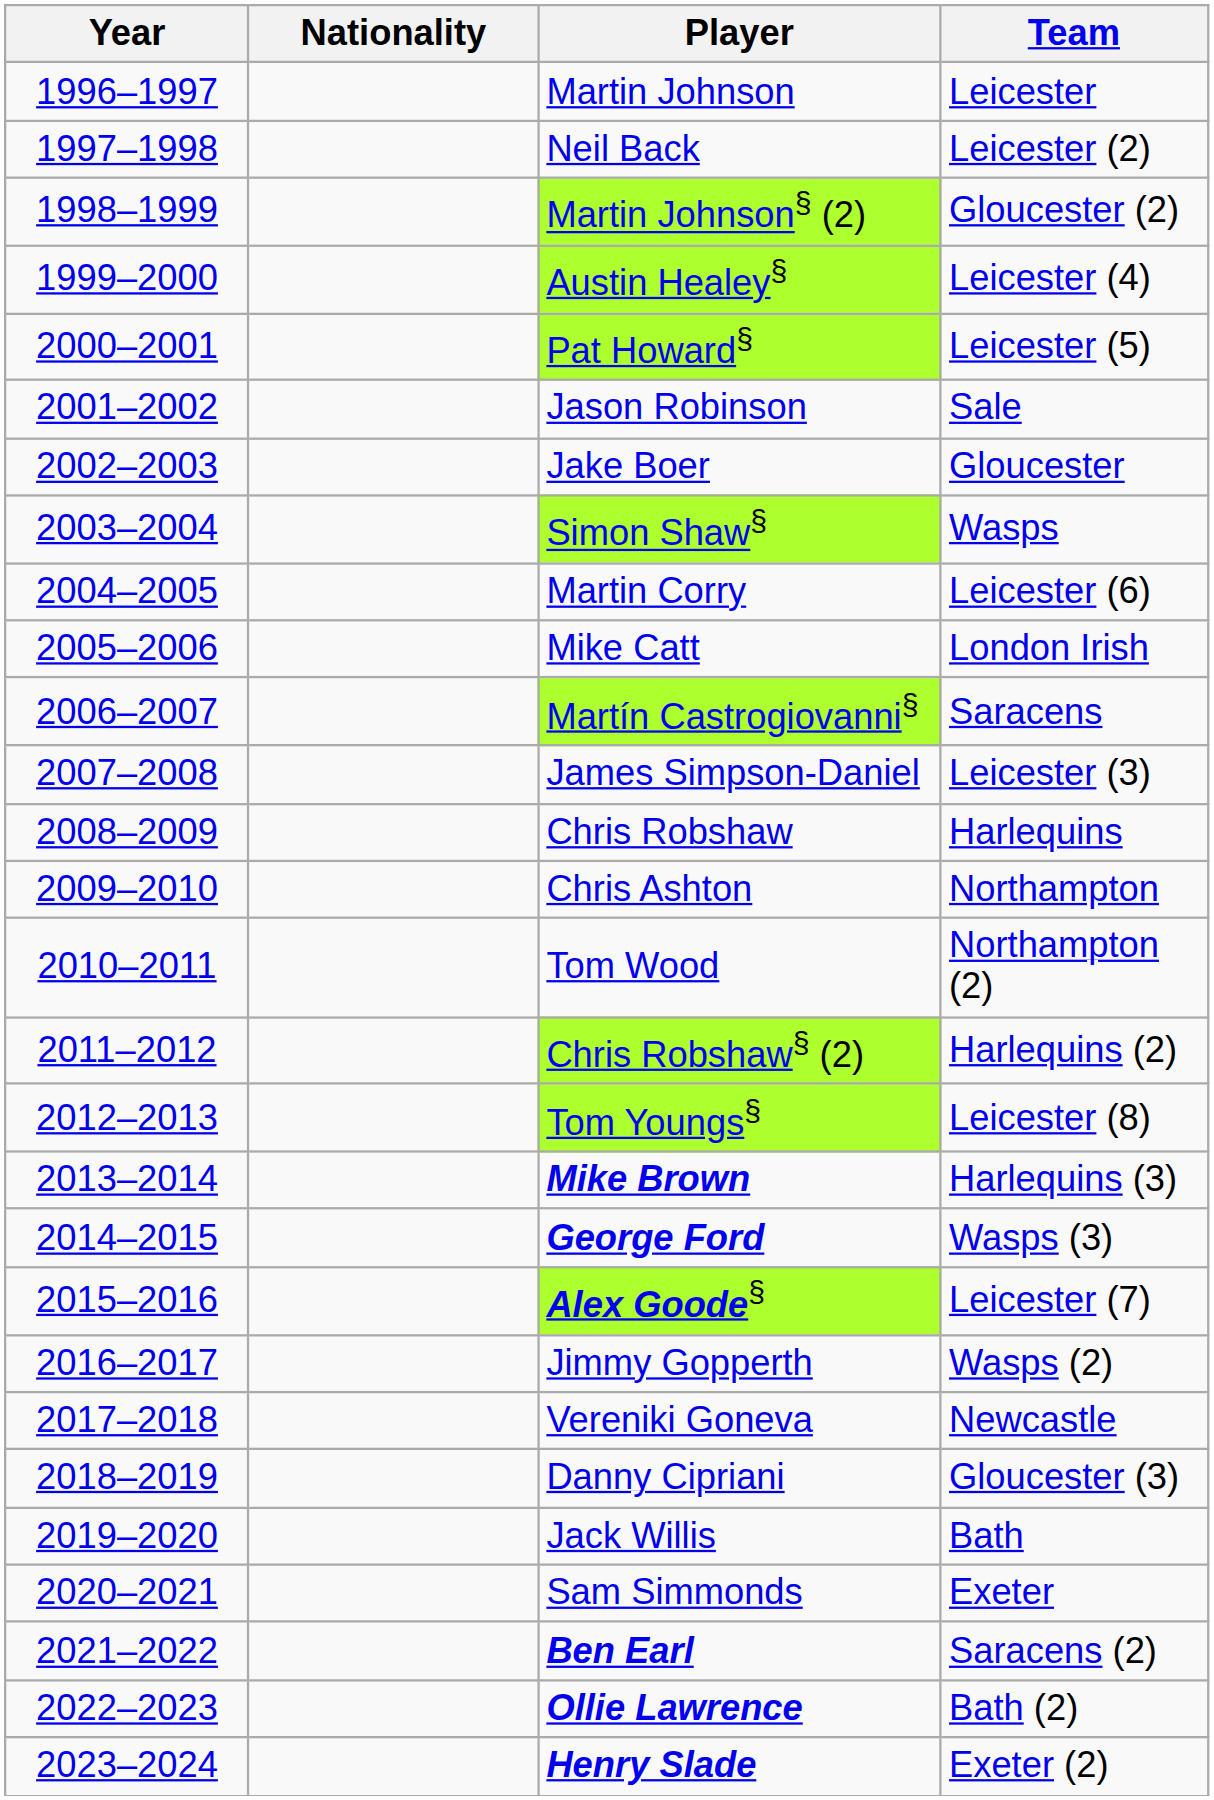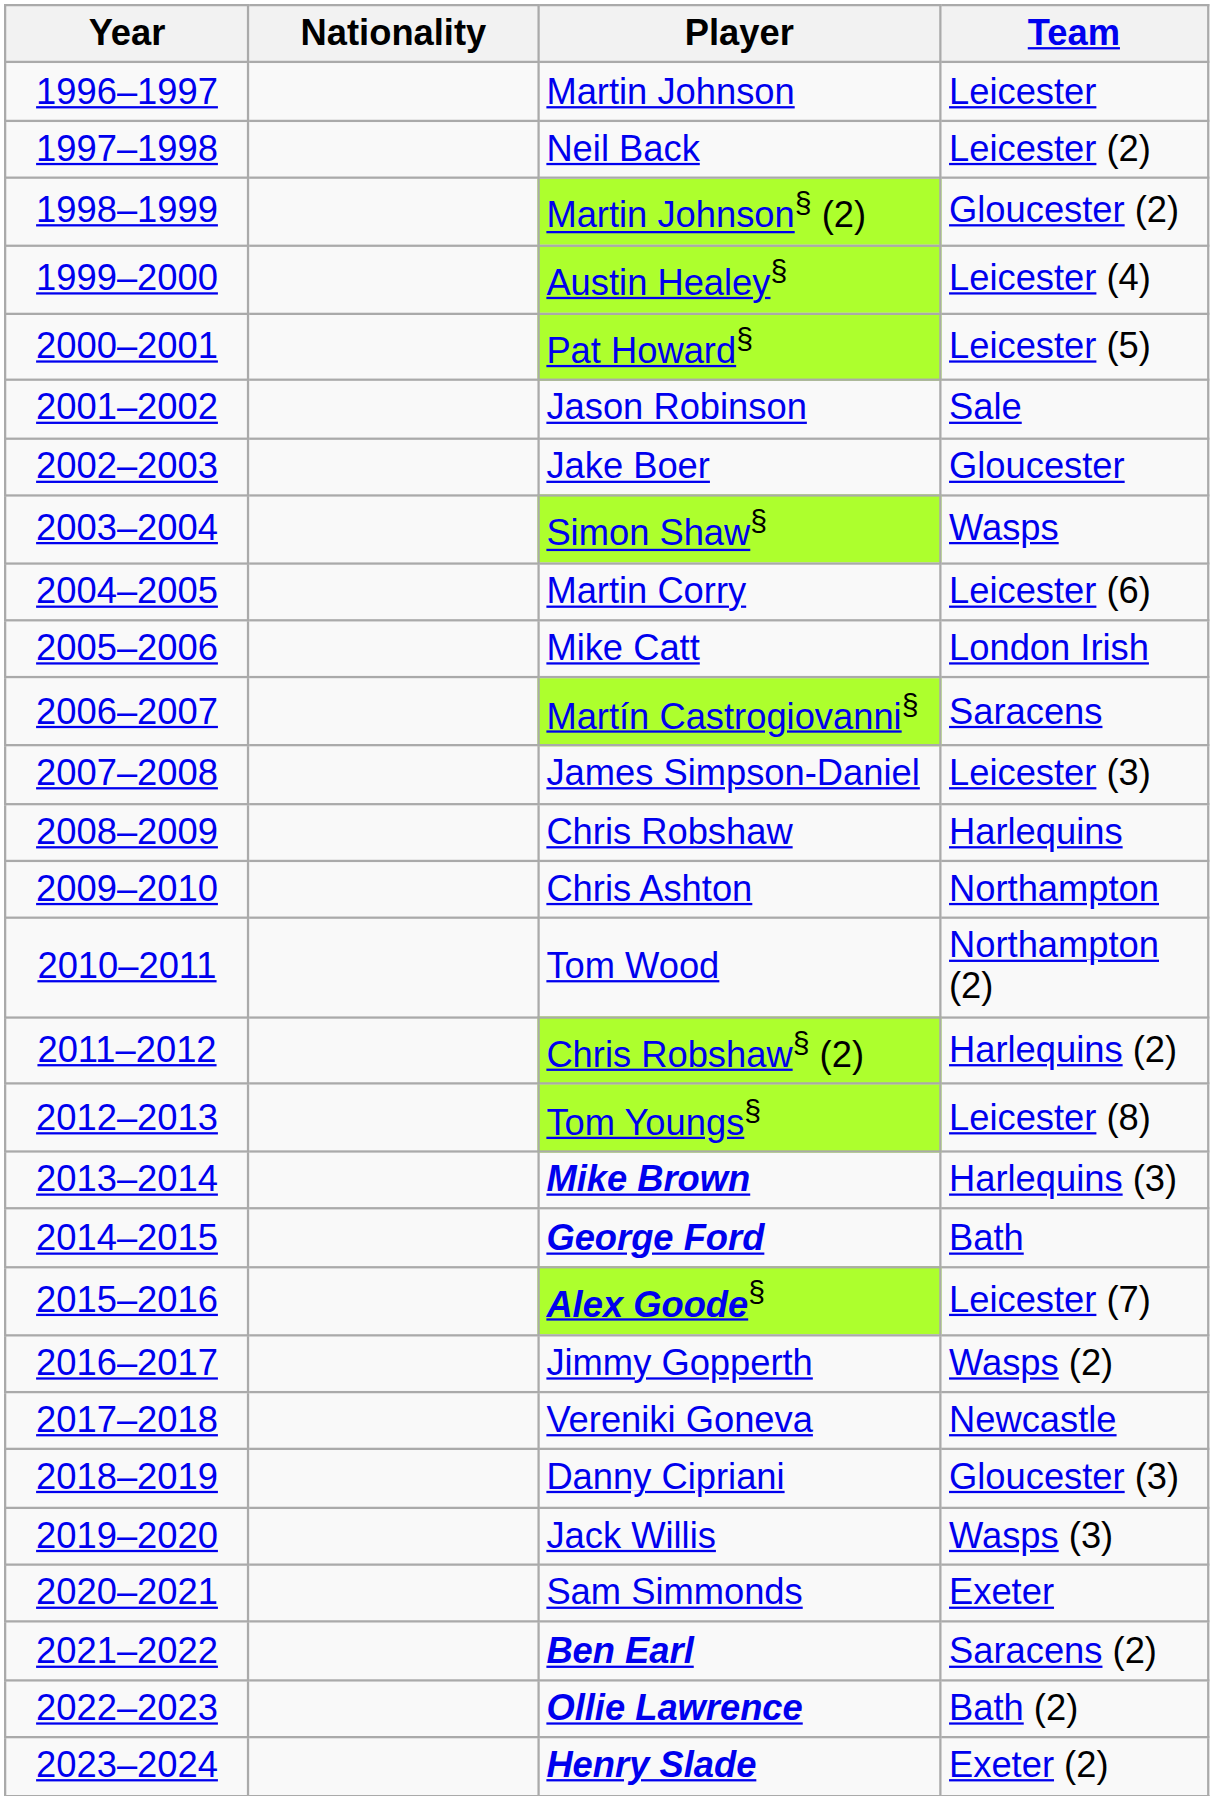(1031, 1237) Wasps (3) -> (986, 1237) Bath
(986, 1535) Bath -> (1031, 1535) Wasps (3)
